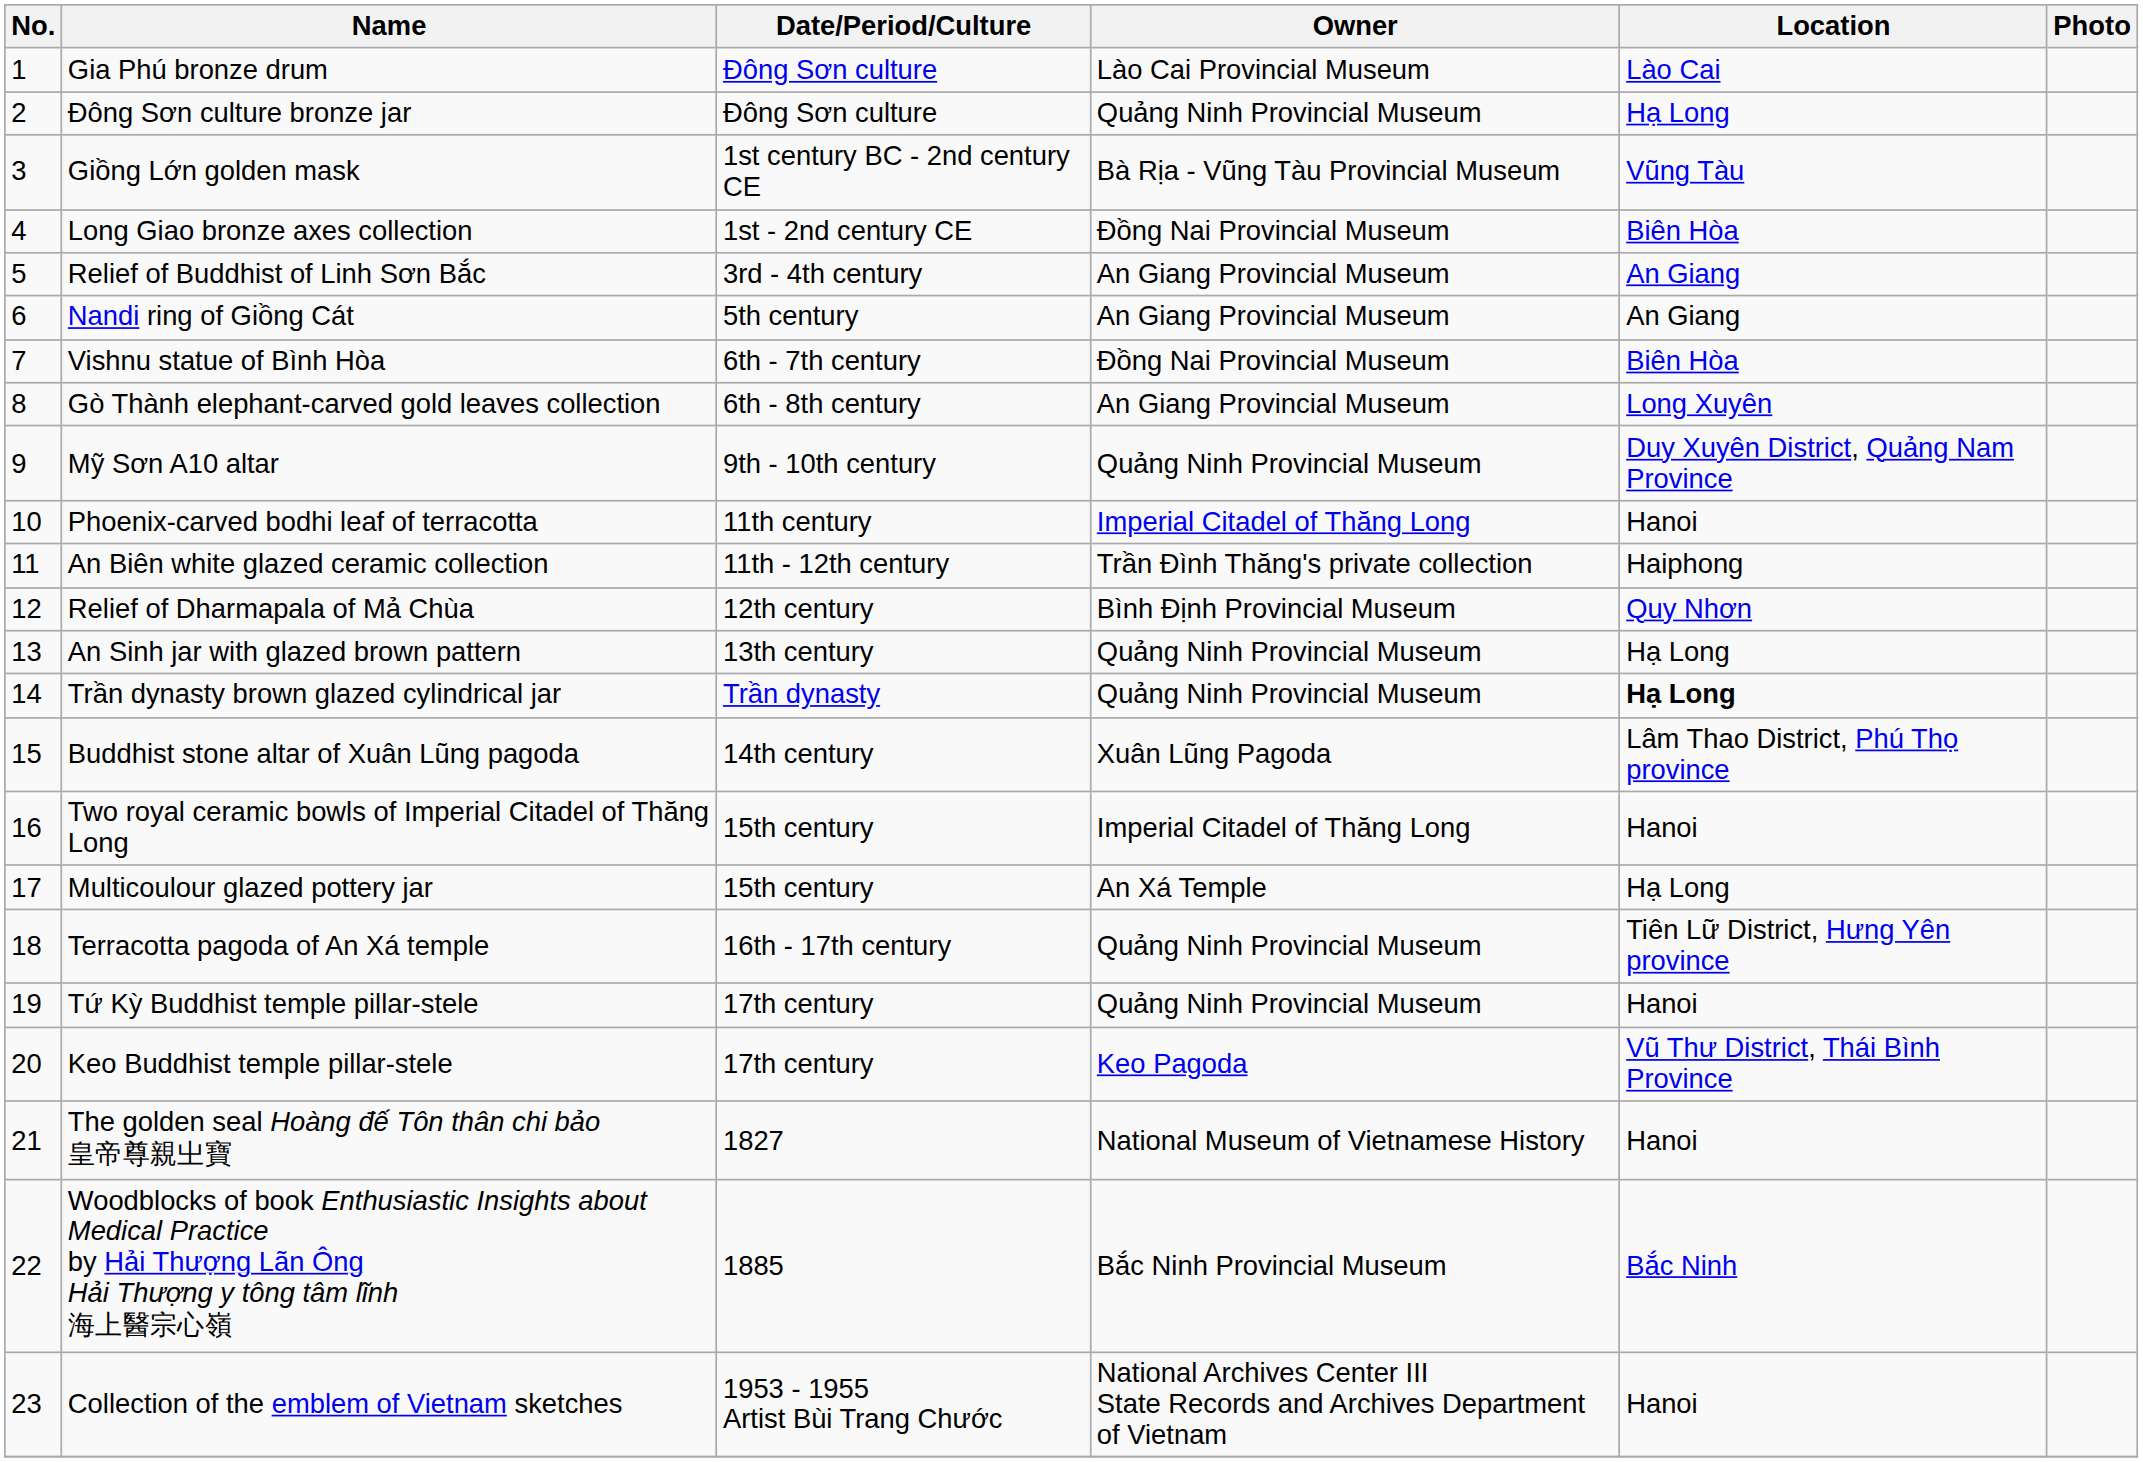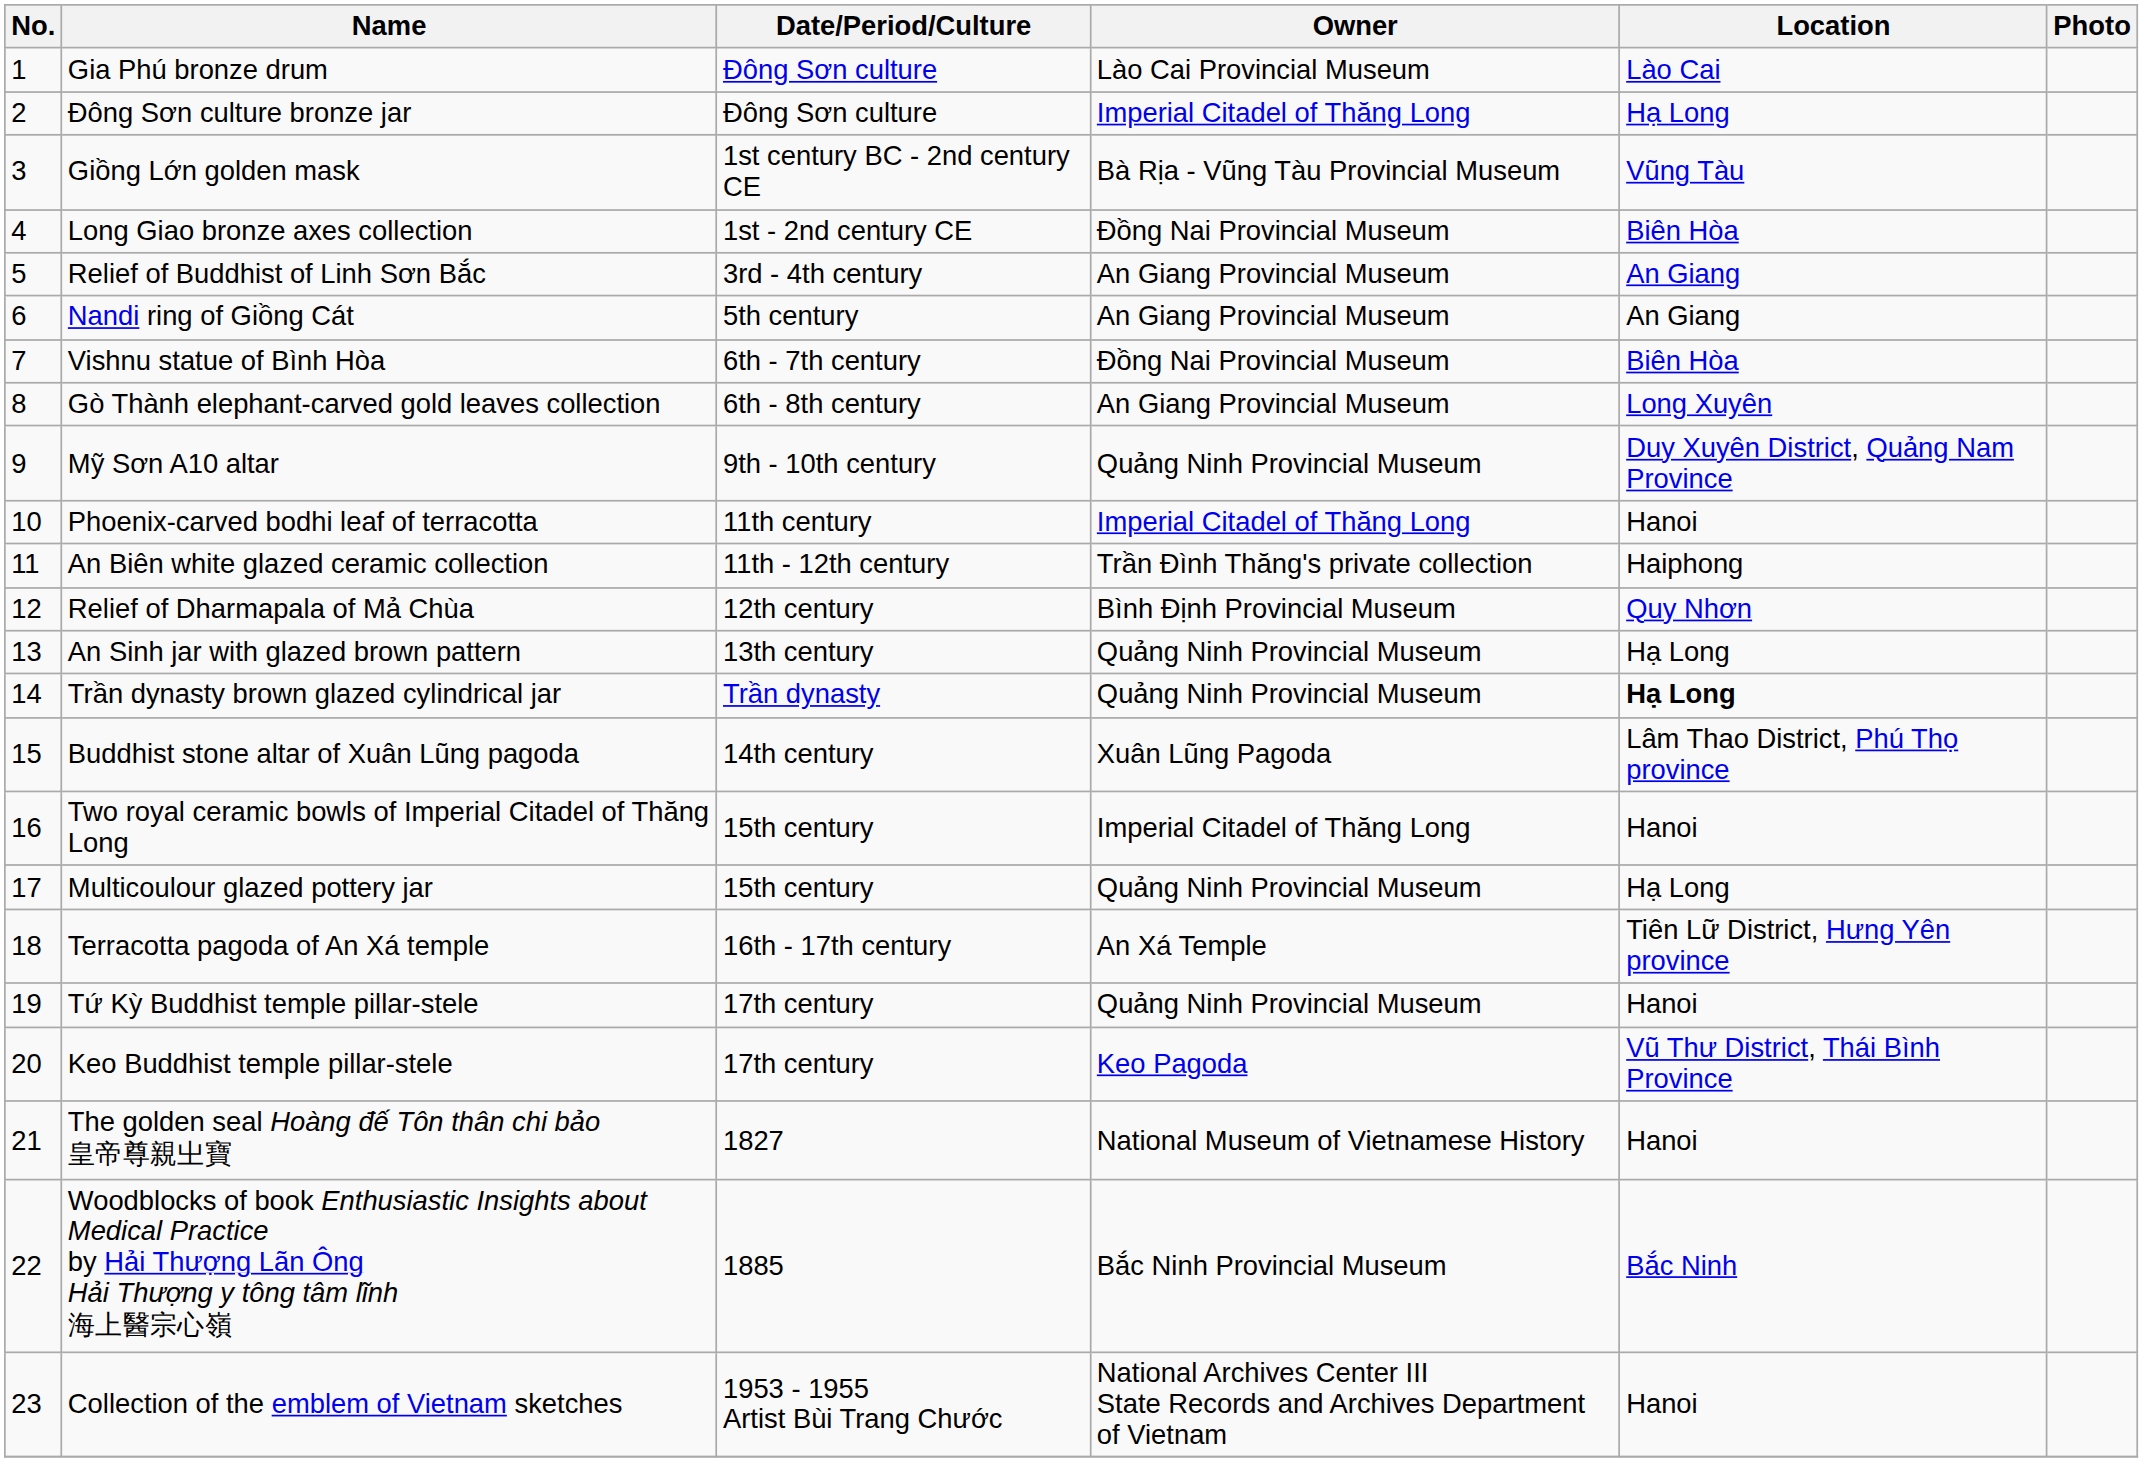(1289, 112) Quảng Ninh Provincial Museum -> (1284, 112) Imperial Citadel of Thăng Long
(1182, 886) An Xá Temple -> (1289, 886) Quảng Ninh Provincial Museum
(1289, 945) Quảng Ninh Provincial Museum -> (1182, 945) An Xá Temple
